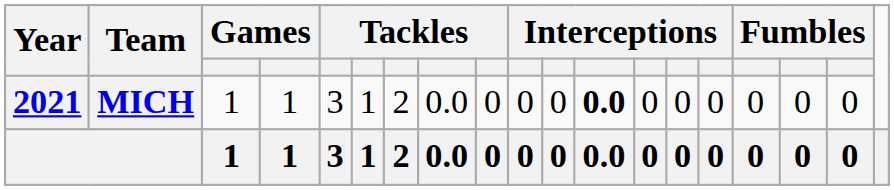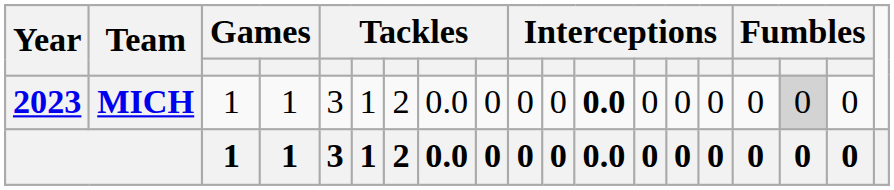(47, 101) 2021 -> (47, 101) 2023
(803, 101) no background -> (803, 101) lightgrey background
